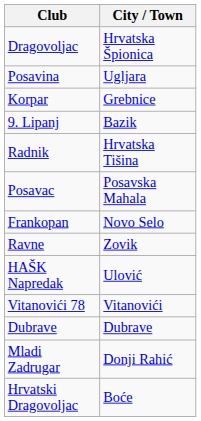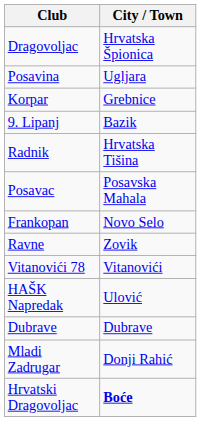rows swapped: (46, 305) <-> (35, 275)
(118, 397) normal -> (118, 397) bold
